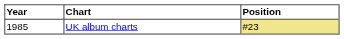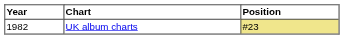(17, 26) 1985 -> (17, 26) 1982
